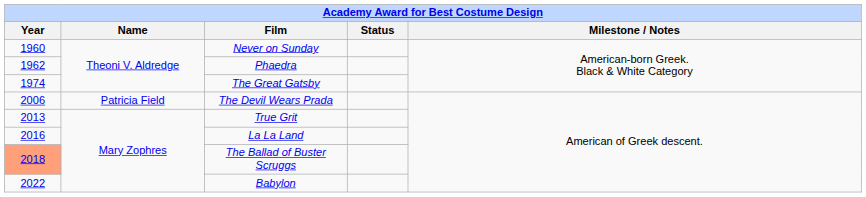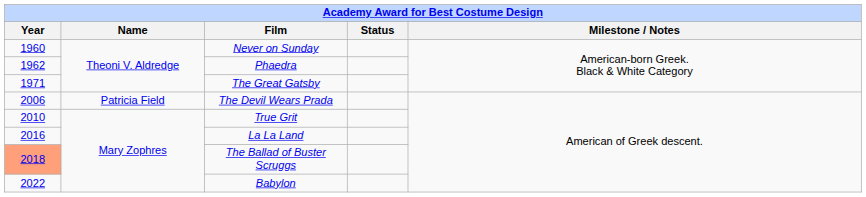(33, 83) 1974 -> (33, 83) 1971
(33, 118) 2013 -> (33, 118) 2010
